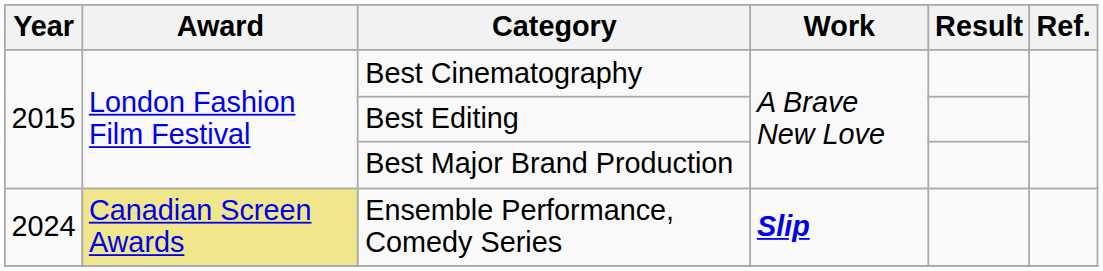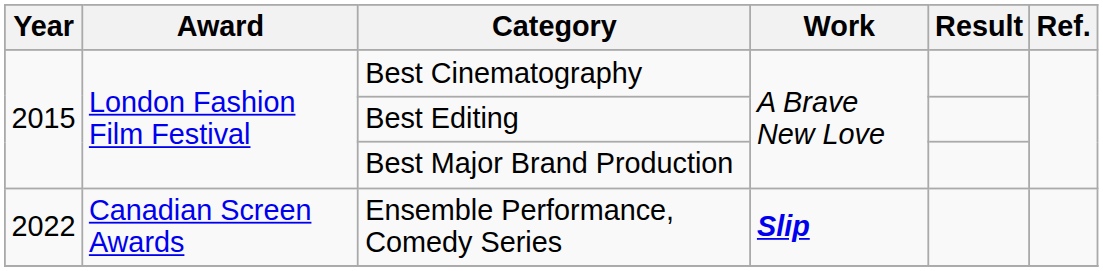(44, 226) 2024 -> (44, 226) 2022
(200, 226) khaki background -> (200, 226) no background
